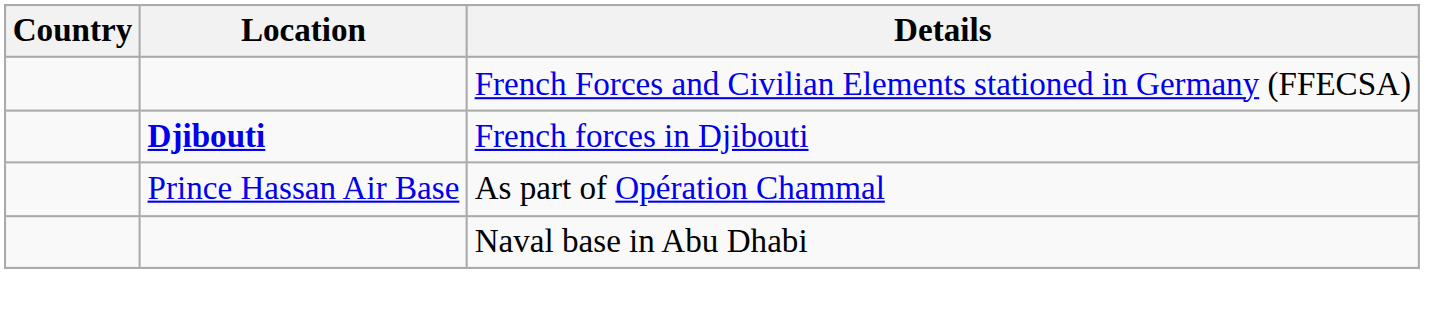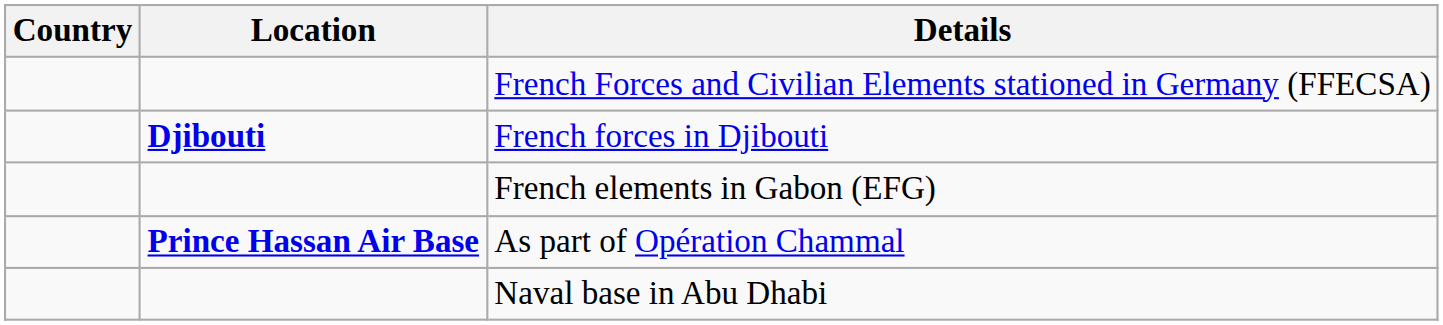+ row: (715, 188)
(303, 188) normal -> (313, 240) bold
